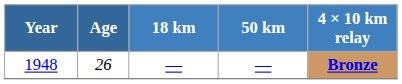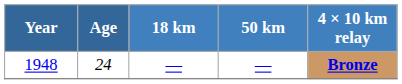(103, 65) 26 -> (103, 65) 24
